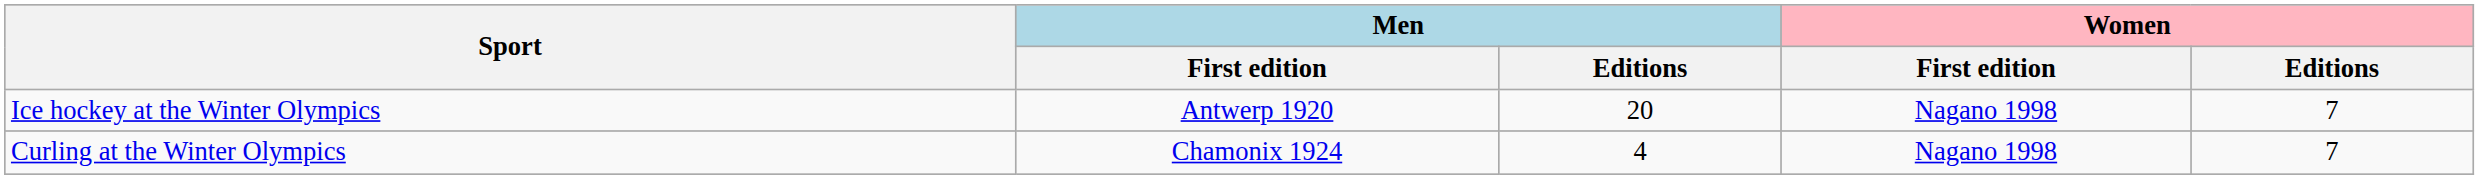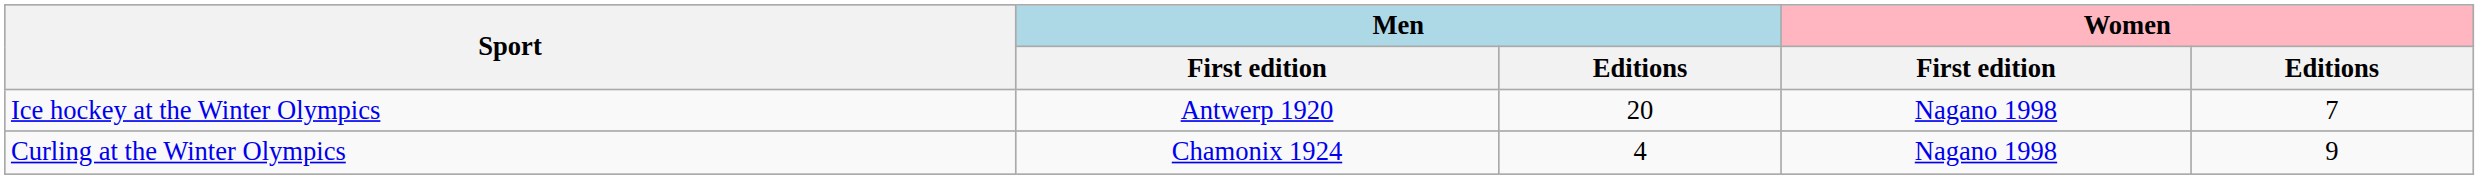(2332, 151) 7 -> (2332, 151) 9
